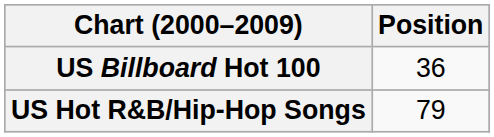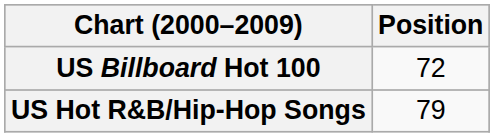(431, 68) 36 -> (431, 68) 72
